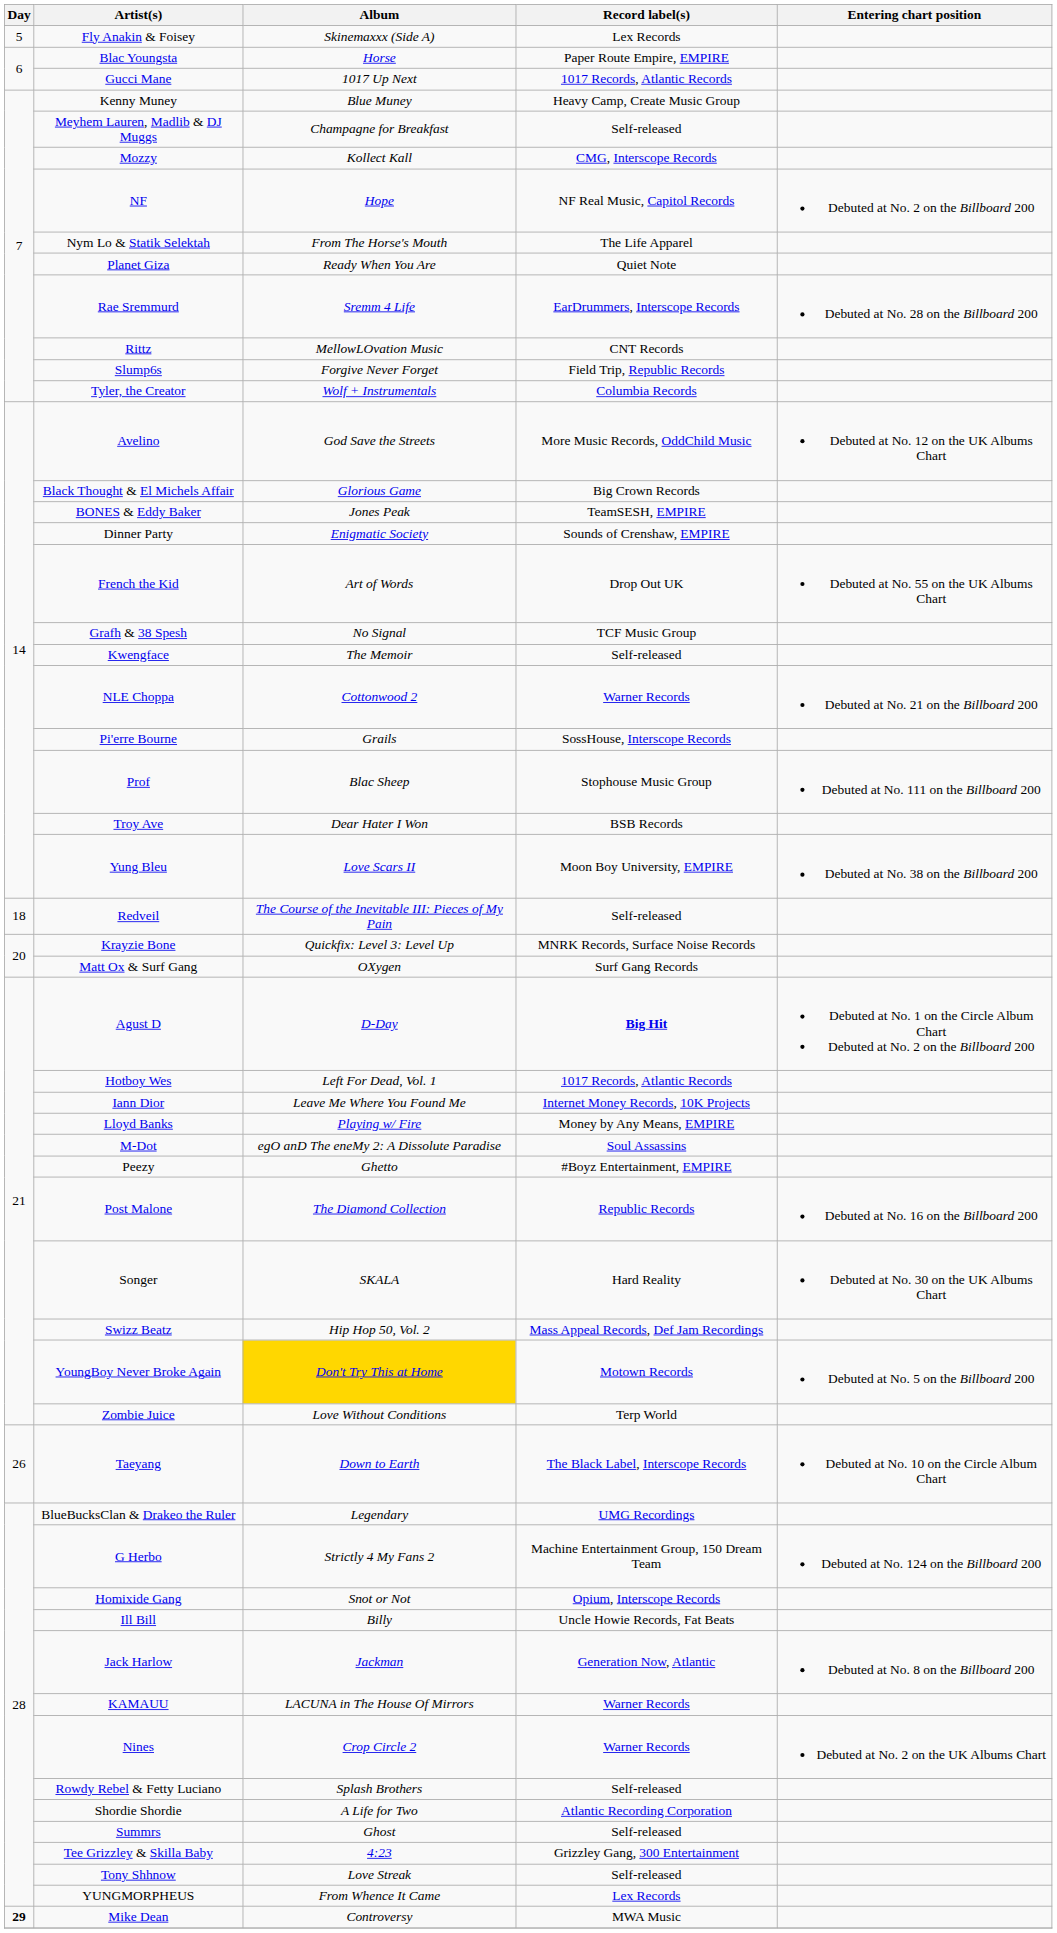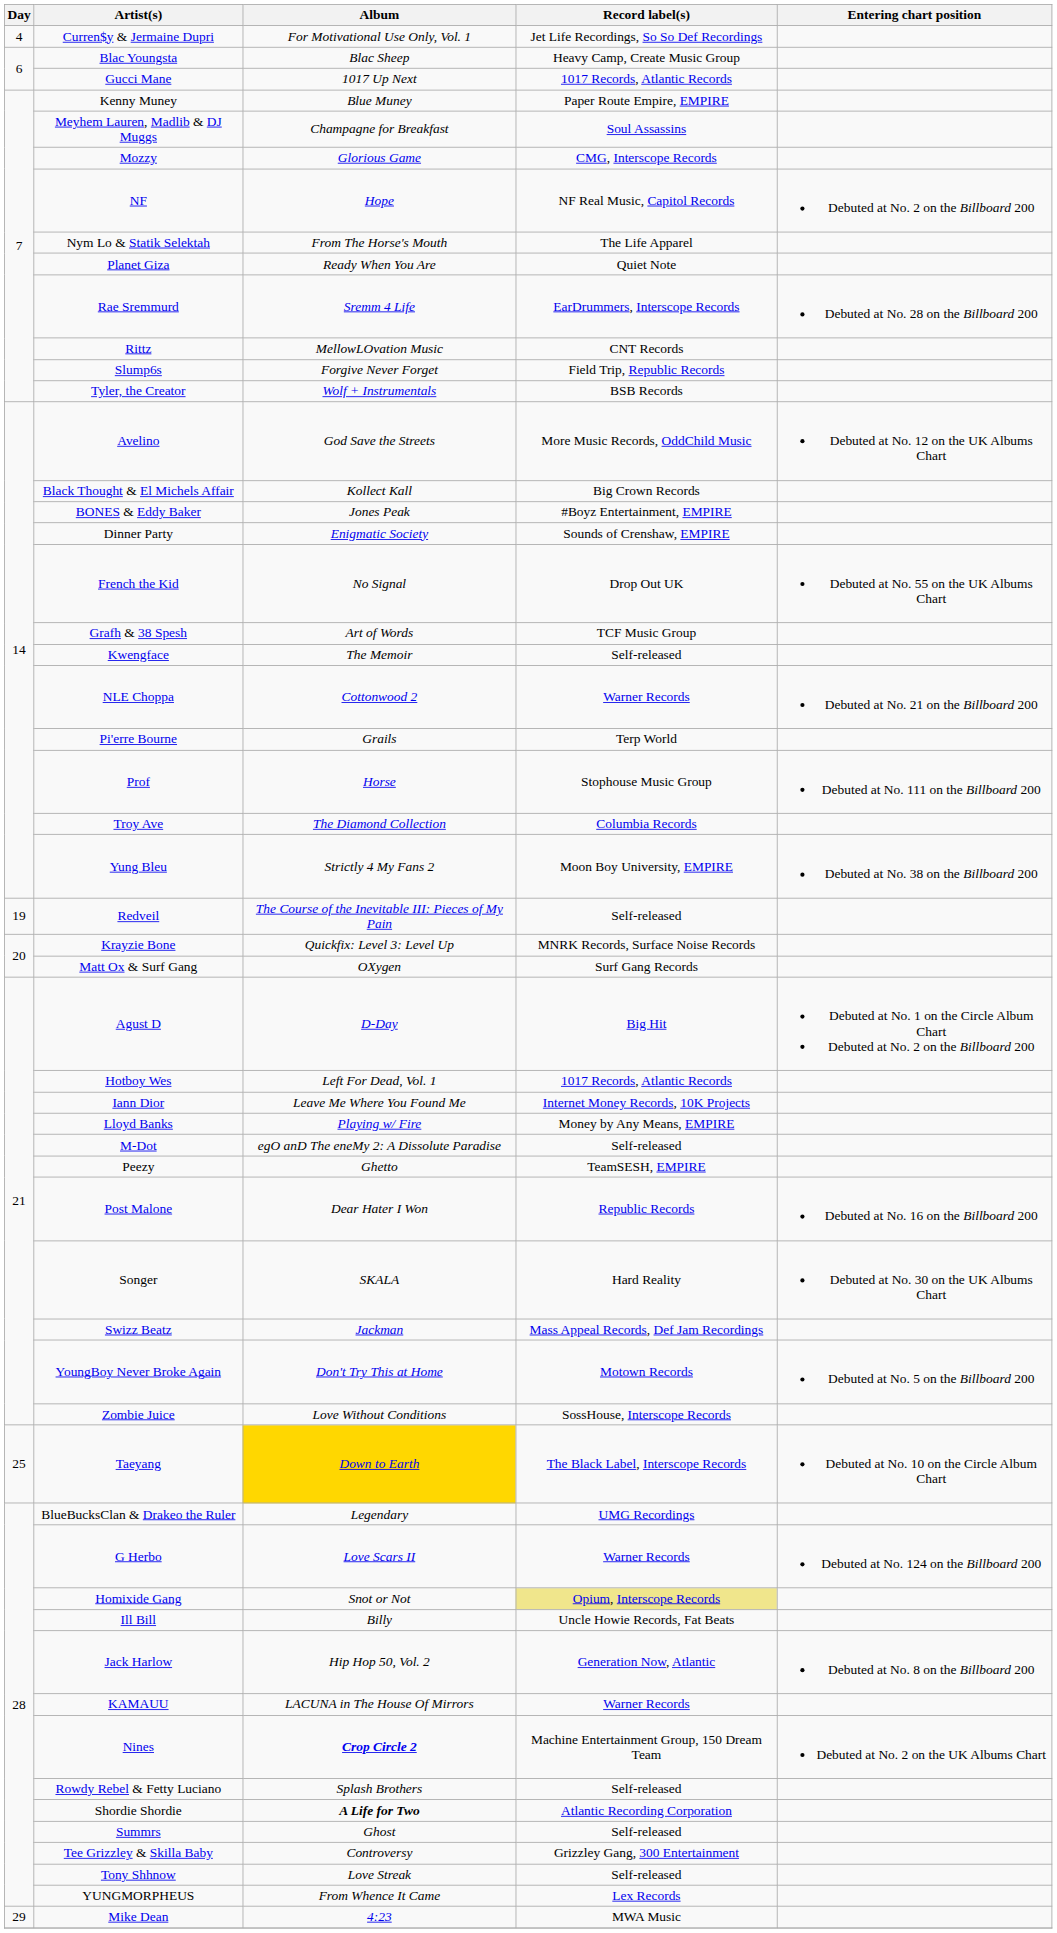+ row: (138, 36)
- row: (138, 36)
(379, 57) Horse -> (379, 57) Blac Sheep
(646, 57) Paper Route Empire, EMPIRE -> (646, 57) Heavy Camp, Create Music Group
(646, 100) Heavy Camp, Create Music Group -> (646, 100) Paper Route Empire, EMPIRE
(646, 129) Self-released -> (646, 129) Soul Assassins
(379, 158) Kollect Kall -> (379, 158) Glorious Game
(646, 391) Columbia Records -> (646, 391) BSB Records
(379, 491) Glorious Game -> (379, 491) Kollect Kall
(646, 512) TeamSESH, EMPIRE -> (646, 512) #Boyz Entertainment, EMPIRE
(379, 583) Art of Words -> (379, 583) No Signal
(379, 633) No Signal -> (379, 633) Art of Words
(646, 739) SossHouse, Interscope Records -> (646, 739) Terp World
(379, 781) Blac Sheep -> (379, 781) Horse
(379, 824) Dear Hater I Won -> (379, 824) The Diamond Collection
(646, 824) BSB Records -> (646, 824) Columbia Records
(379, 866) Love Scars II -> (379, 866) Strictly 4 My Fans 2
(19, 916) 18 -> (19, 916) 19
(646, 1023) bold -> (646, 1023) normal
(646, 1145) Soul Assassins -> (646, 1145) Self-released
(646, 1166) #Boyz Entertainment, EMPIRE -> (646, 1166) TeamSESH, EMPIRE
(379, 1208) The Diamond Collection -> (379, 1208) Dear Hater I Won
(379, 1329) Hip Hop 50, Vol. 2 -> (379, 1329) Jackman
(379, 1371) gold background -> (379, 1371) no background
(646, 1414) Terp World -> (646, 1414) SossHouse, Interscope Records
(19, 1464) 26 -> (19, 1464) 25
(379, 1464) no background -> (379, 1464) gold background
(379, 1556) Strictly 4 My Fans 2 -> (379, 1556) Love Scars II
(646, 1556) Machine Entertainment Group, 150 Dream Team -> (646, 1556) Warner Records
(646, 1598) no background -> (646, 1598) khaki background
(379, 1662) Jackman -> (379, 1662) Hip Hop 50, Vol. 2
(379, 1746) normal -> (379, 1746) bold
(646, 1746) Warner Records -> (646, 1746) Machine Entertainment Group, 150 Dream Team
(379, 1810) normal -> (379, 1810) bold
(379, 1853) 4:23 -> (379, 1853) Controversy
(19, 1917) bold -> (19, 1917) normal
(379, 1917) Controversy -> (379, 1917) 4:23
